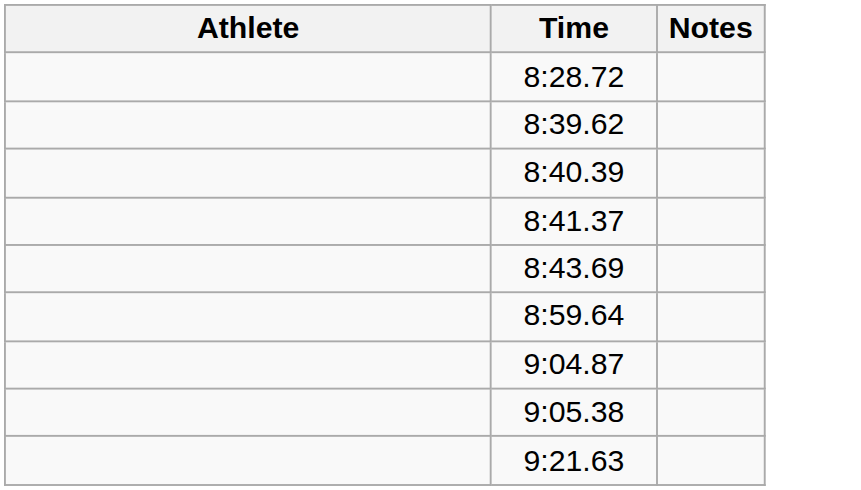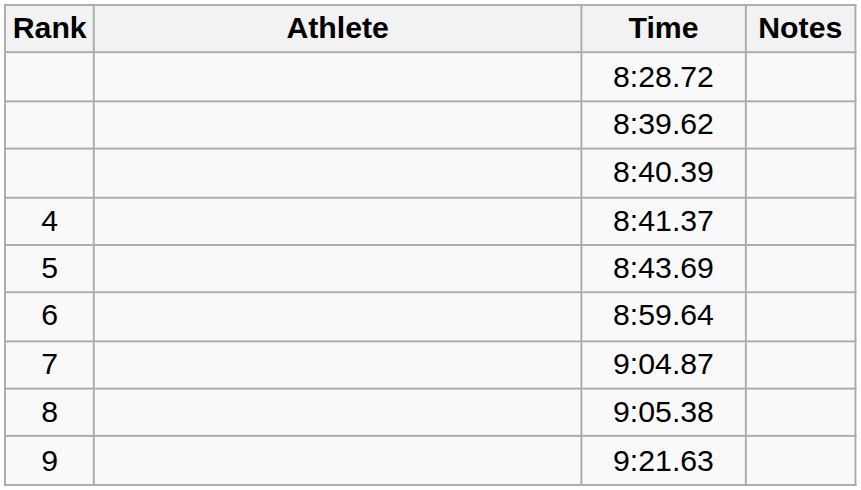+ column: (50, 28)
